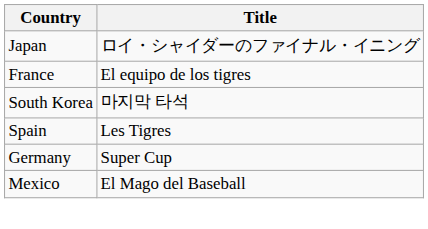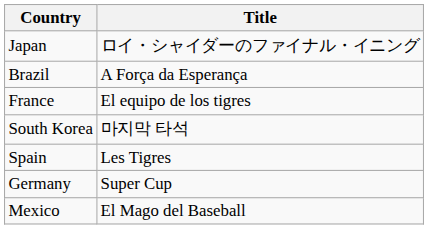+ row: (29, 74)
